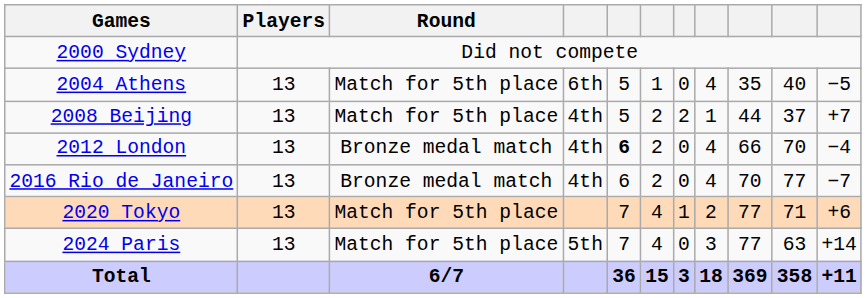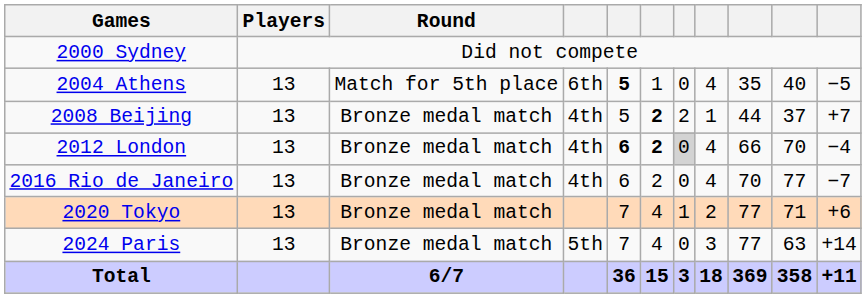(624, 85) normal -> (624, 85) bold
(446, 117) Match for 5th place -> (446, 117) Bronze medal match
(657, 117) normal -> (657, 117) bold
(657, 149) normal -> (657, 149) bold
(684, 149) no background -> (684, 149) lightgrey background
(446, 213) Match for 5th place -> (446, 213) Bronze medal match
(446, 245) Match for 5th place -> (446, 245) Bronze medal match
